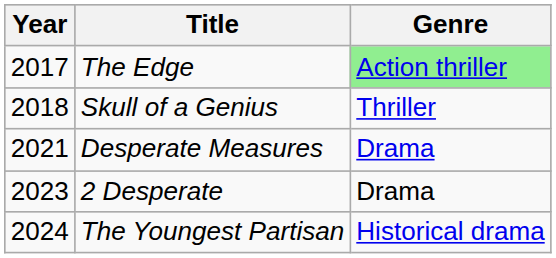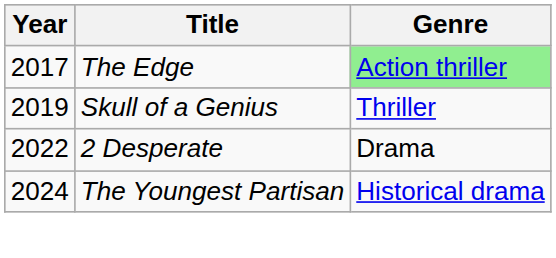(40, 107) 2018 -> (40, 107) 2019
- row: (202, 149)
(40, 190) 2023 -> (40, 149) 2022
